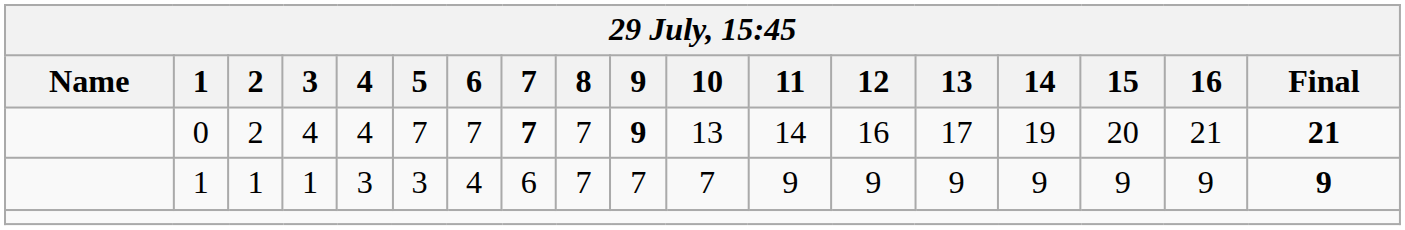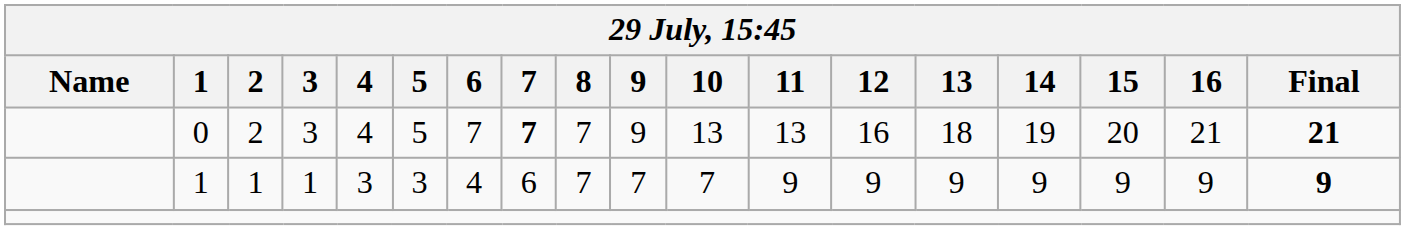(310, 132) 4 -> (310, 132) 3
(419, 132) 7 -> (419, 132) 5
(638, 132) bold -> (638, 132) normal
(790, 132) 14 -> (790, 132) 13
(956, 132) 17 -> (956, 132) 18
